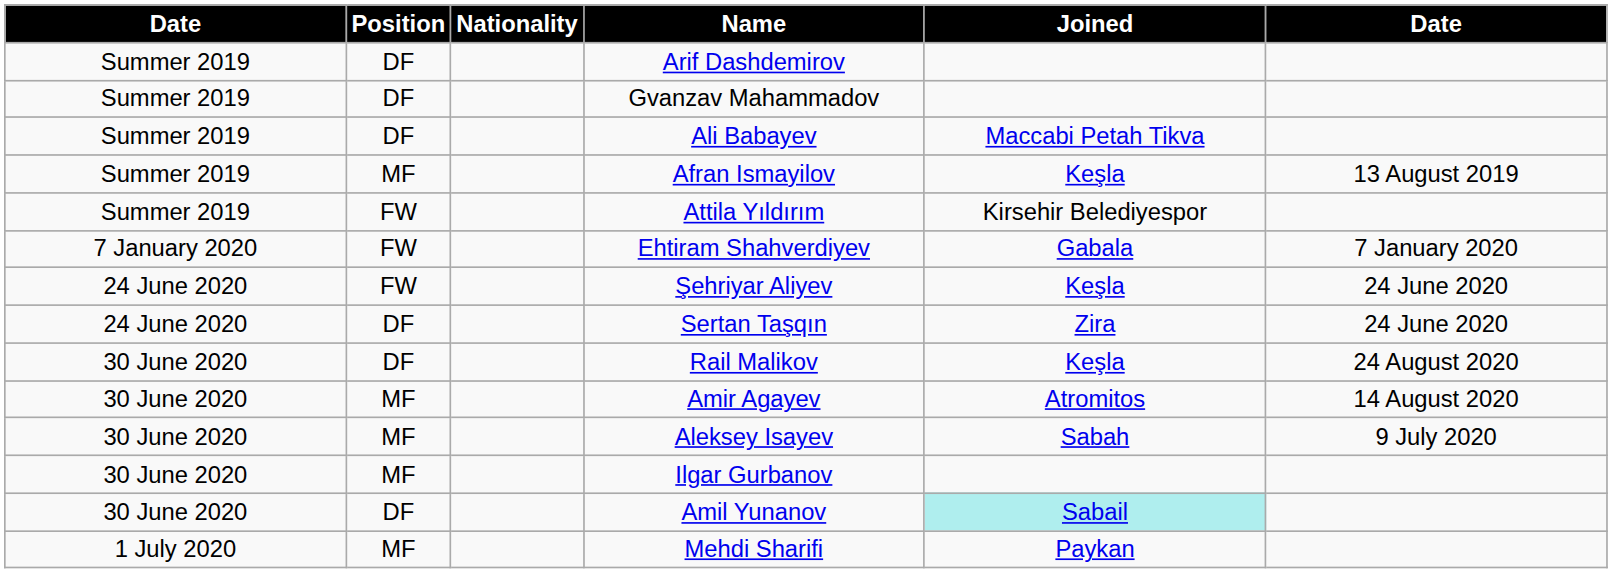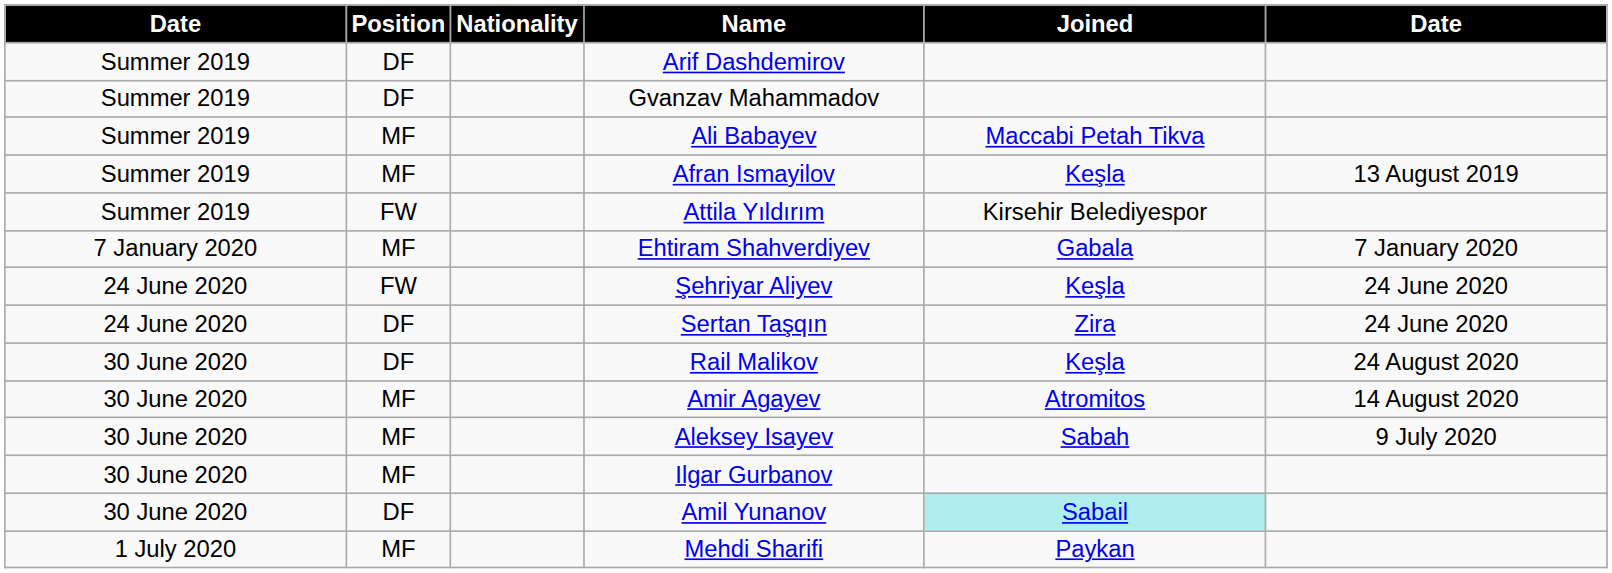(398, 137) DF -> (398, 137) MF
(398, 249) FW -> (398, 249) MF
